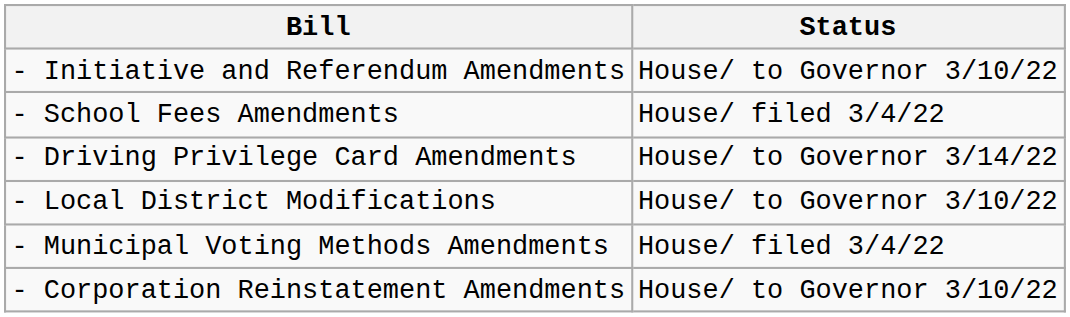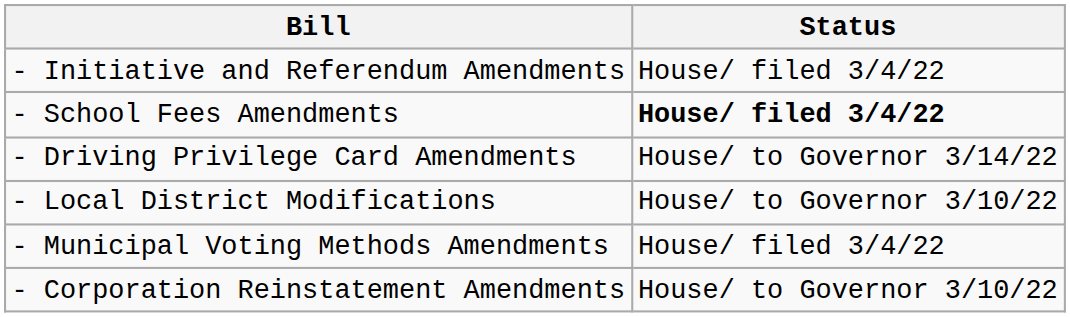(848, 71) House/ to Governor 3/10/22 -> (791, 71) House/ filed 3/4/22
(791, 115) normal -> (791, 115) bold
